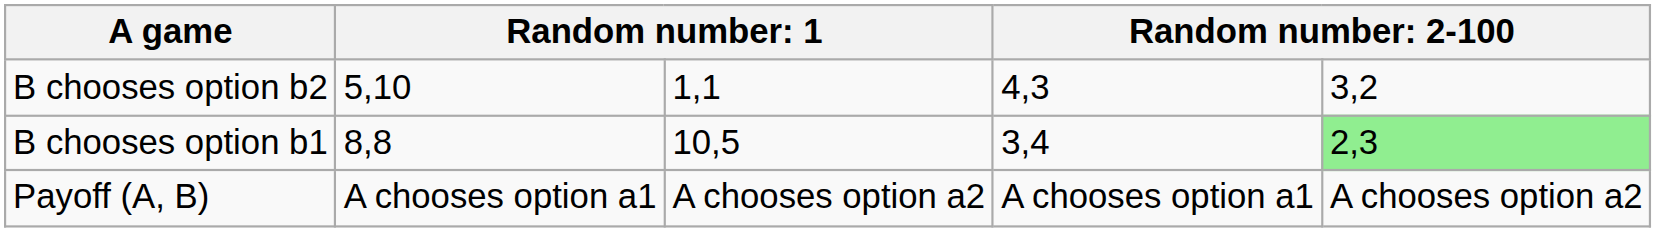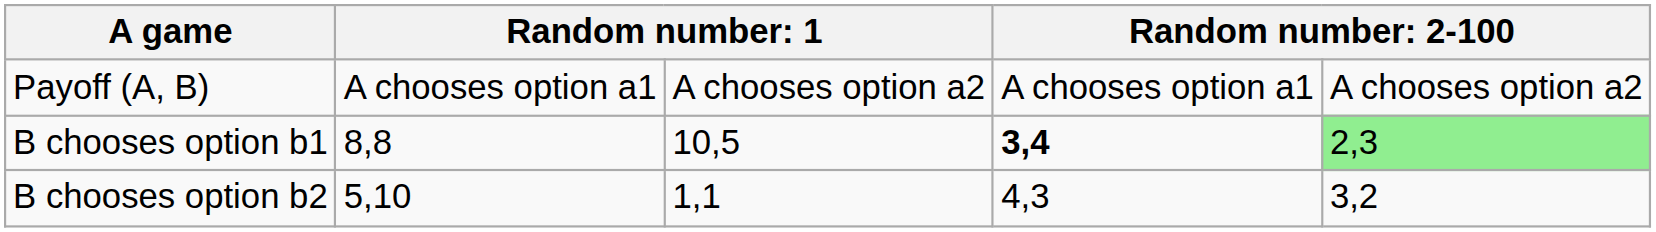rows swapped: (111, 197) <-> (170, 87)
(1025, 142) normal -> (1025, 142) bold
